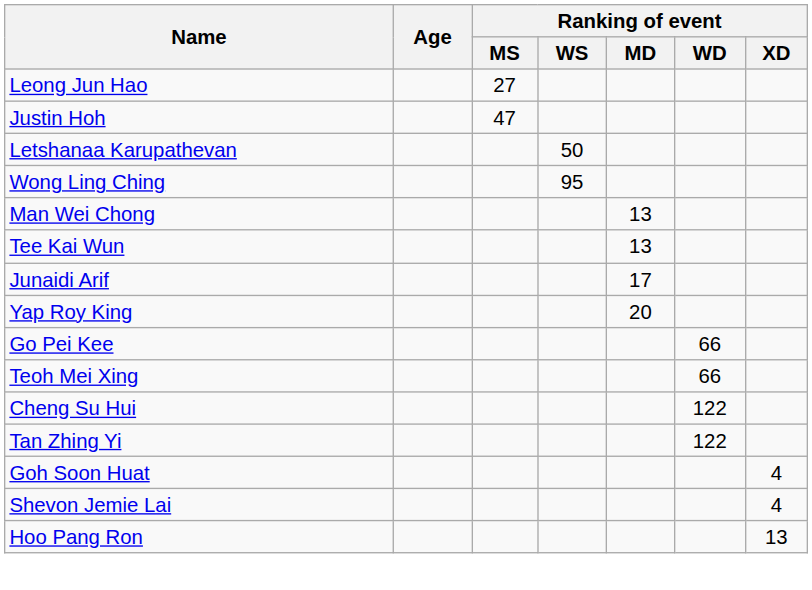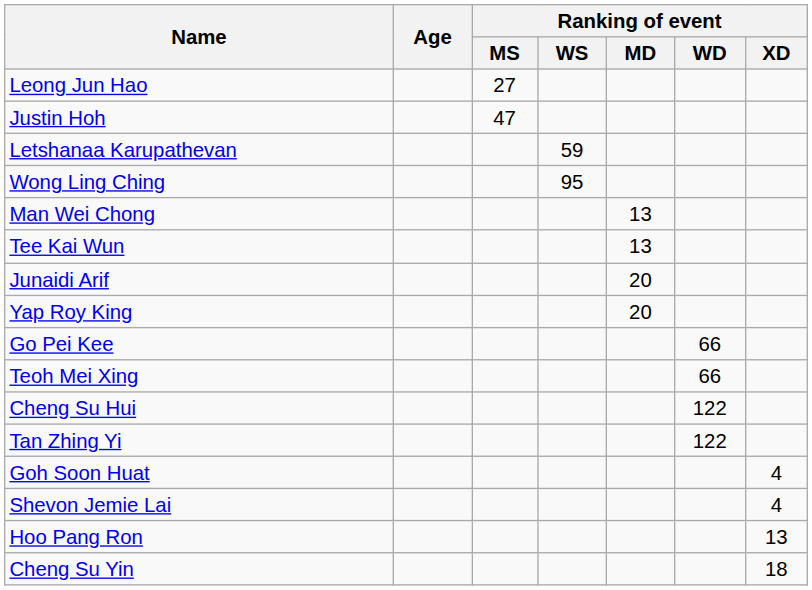(572, 150) 50 -> (572, 150) 59
(640, 279) 17 -> (640, 279) 20
+ row: (72, 569)
